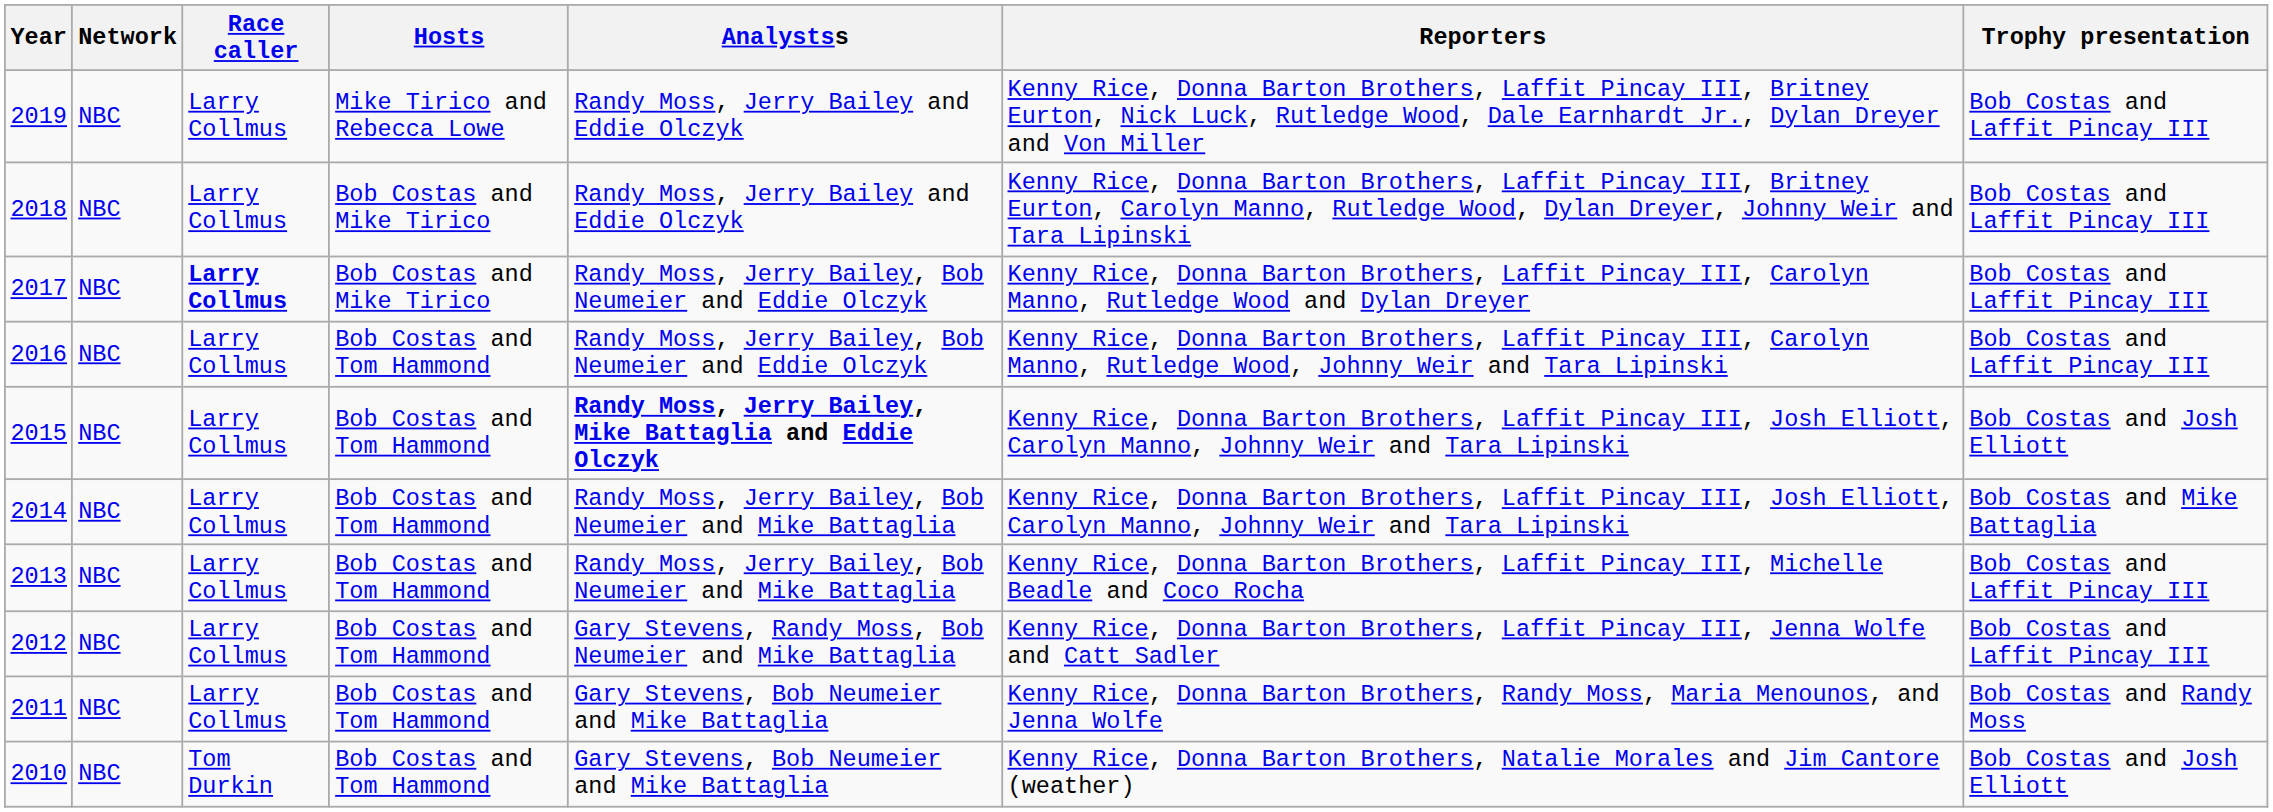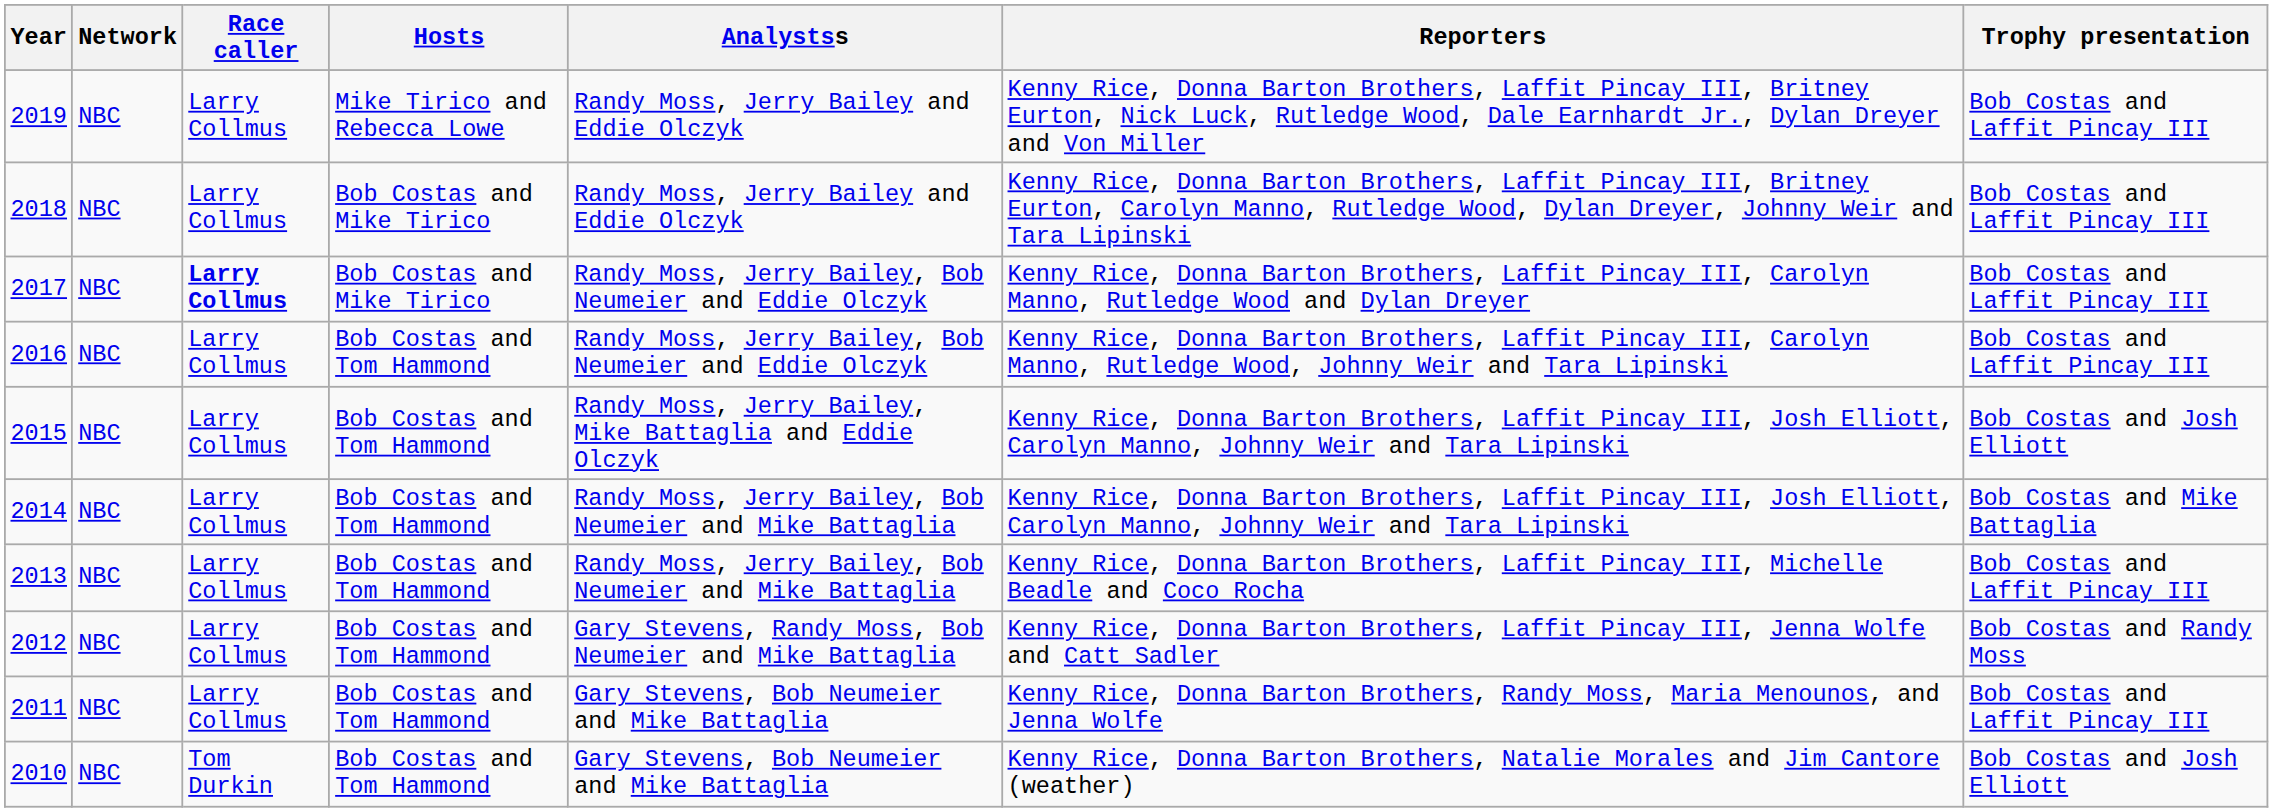(751, 433) bold -> (751, 433) normal
(2089, 643) Bob Costas and Laffit Pincay III -> (2111, 643) Bob Costas and Randy Moss
(2111, 709) Bob Costas and Randy Moss -> (2089, 709) Bob Costas and Laffit Pincay III
